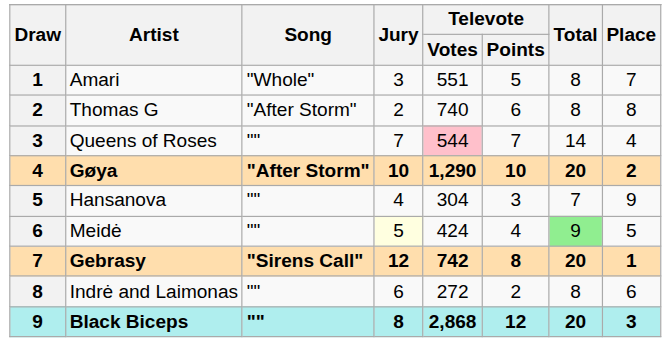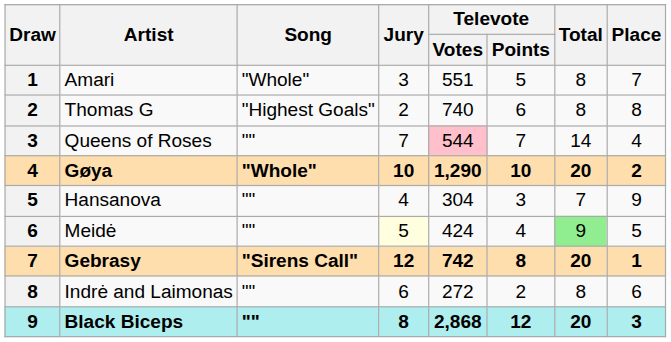(302, 110) "After Storm" -> (308, 110) "Highest Goals"
(308, 170) "After Storm" -> (279, 170) "Whole"
